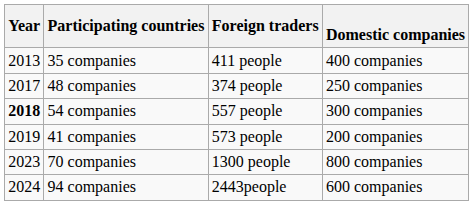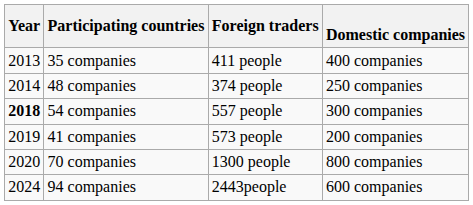(24, 85) 2017 -> (24, 85) 2014
(24, 162) 2023 -> (24, 162) 2020
